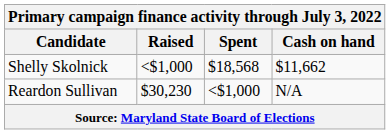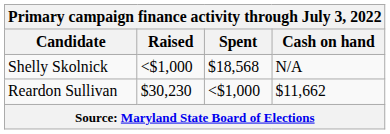(301, 66) $11,662 -> (289, 66) N/A
(289, 91) N/A -> (301, 91) $11,662
